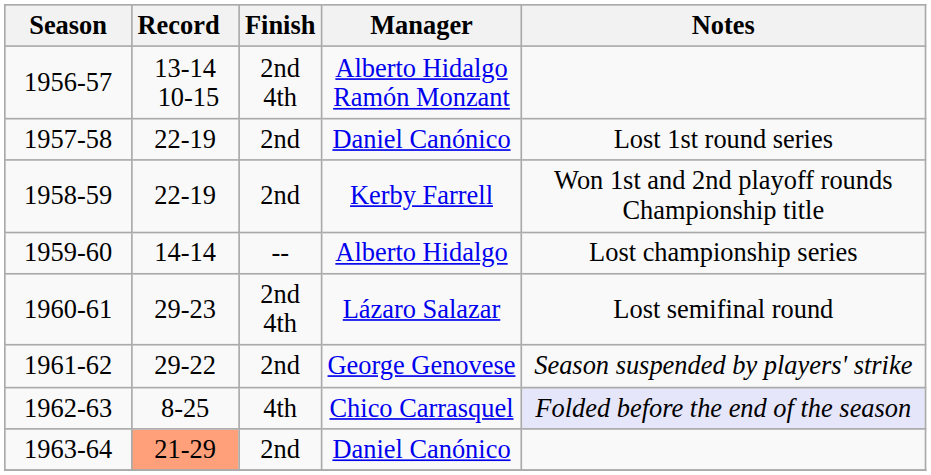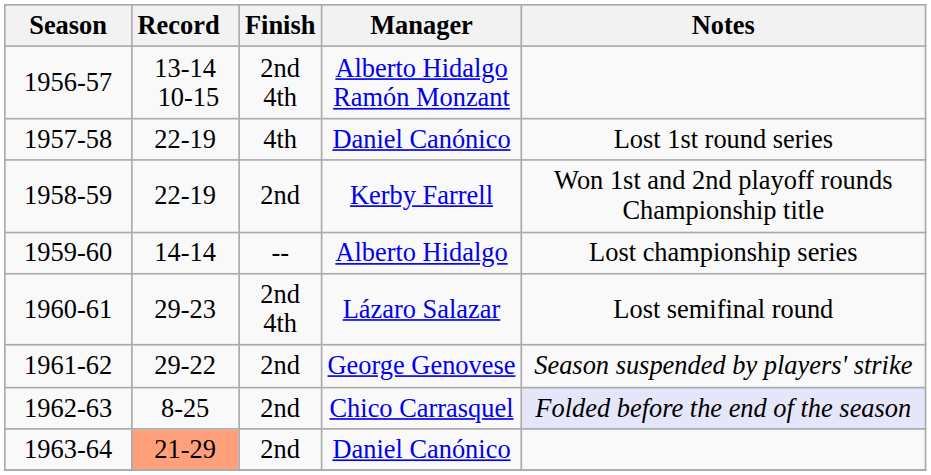(280, 138) 2nd -> (280, 138) 4th
(280, 407) 4th -> (280, 407) 2nd
